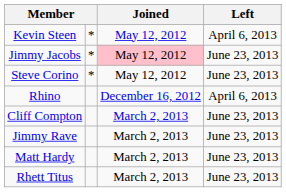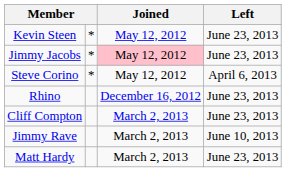(243, 34) April 6, 2013 -> (243, 34) June 23, 2013
(243, 75) June 23, 2013 -> (243, 75) April 6, 2013
(243, 95) April 6, 2013 -> (243, 95) June 23, 2013
(243, 136) June 23, 2013 -> (243, 136) June 10, 2013
- row: (45, 177)
